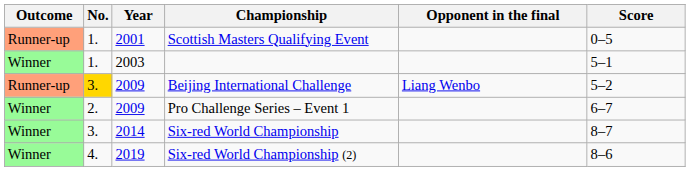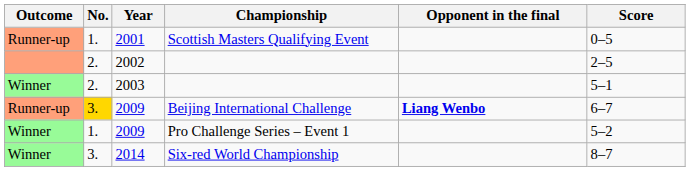+ row: (130, 62)
(93, 62) 1. -> (93, 85) 2.
(441, 85) normal -> (444, 108) bold
(602, 85) 5–2 -> (602, 108) 6–7
(93, 108) 2. -> (93, 131) 1.
(602, 108) 6–7 -> (602, 131) 5–2
- row: (130, 154)
